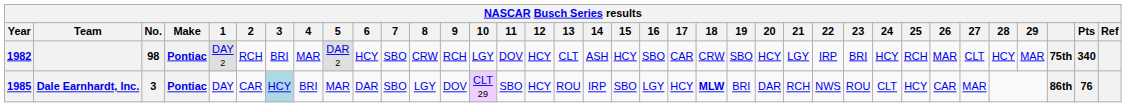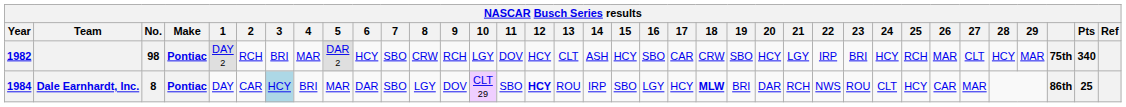(19, 87) 1985 -> (19, 87) 1984
(153, 87) 3 -> (153, 87) 8
(540, 87) normal -> (540, 87) bold
(1087, 87) 76 -> (1087, 87) 25
